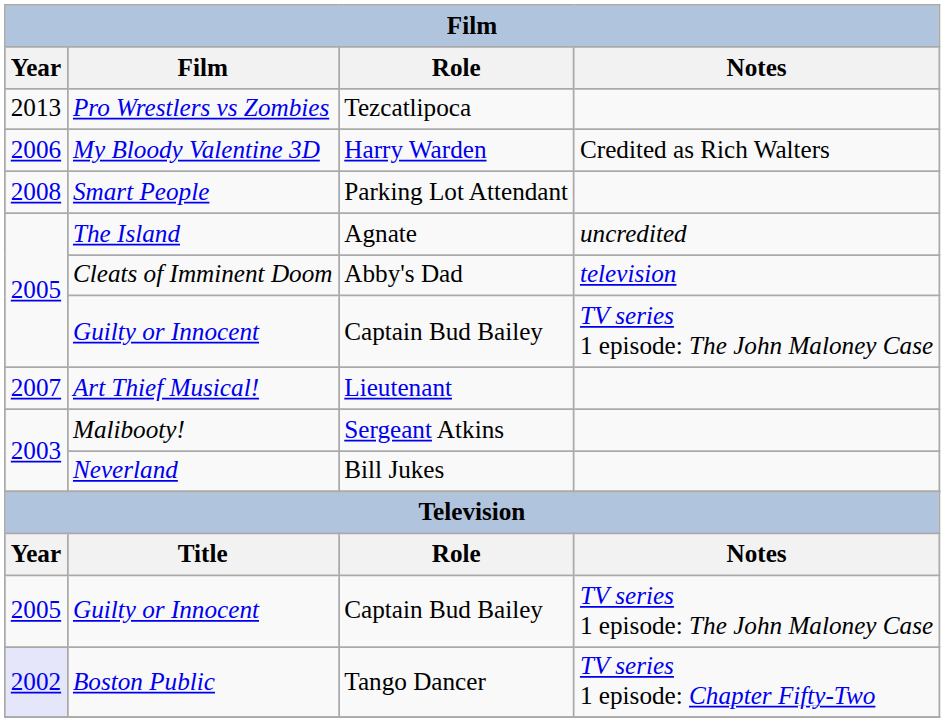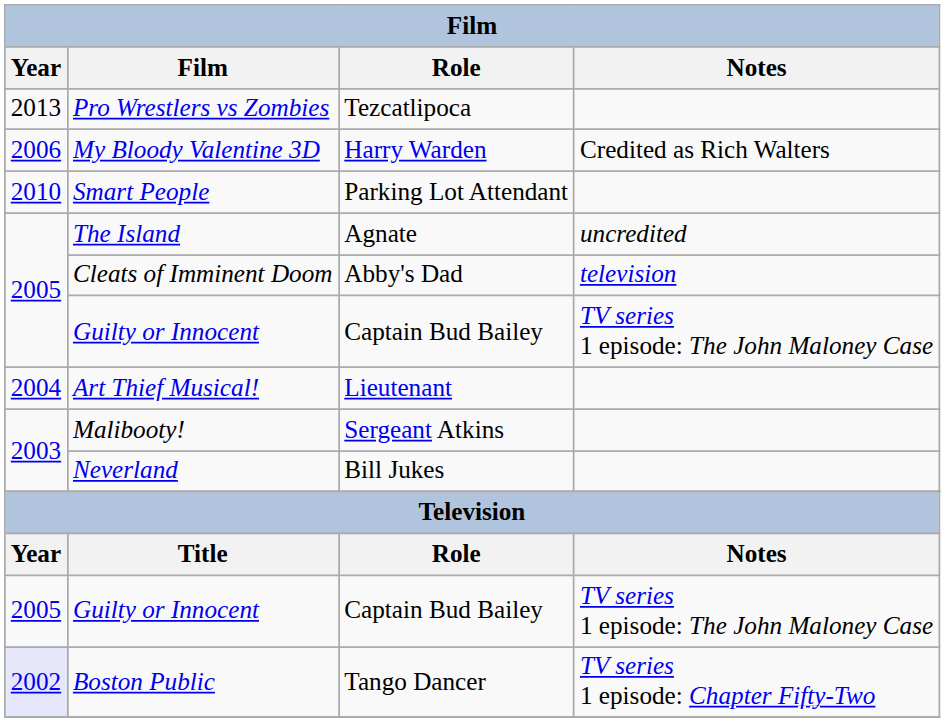(36, 191) 2008 -> (36, 191) 2010
(36, 387) 2007 -> (36, 387) 2004
